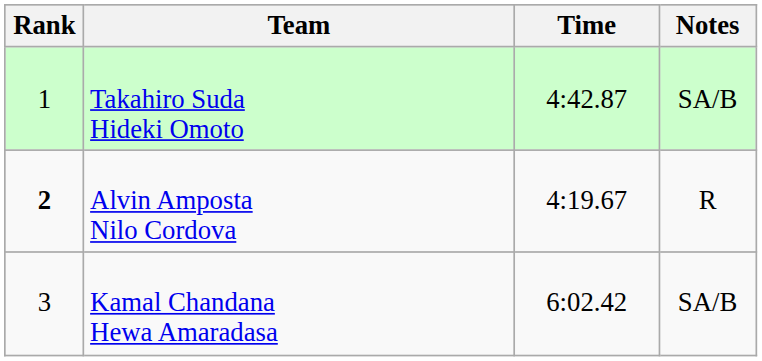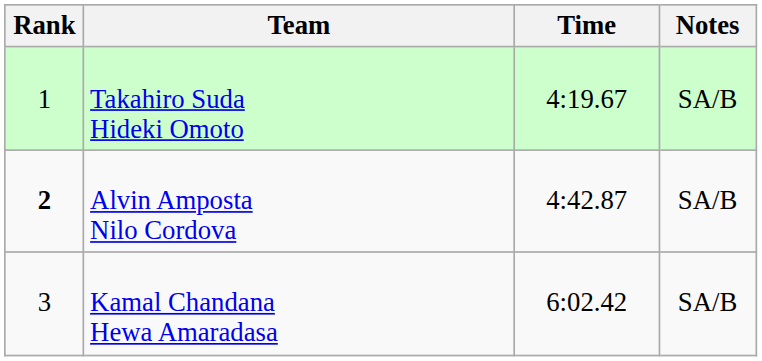(587, 98) 4:42.87 -> (587, 98) 4:19.67
(587, 200) 4:19.67 -> (587, 200) 4:42.87
(708, 200) R -> (708, 200) SA/B
